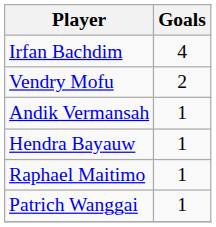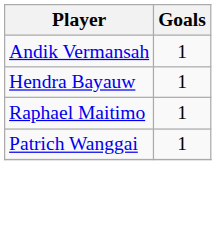- row: (66, 50)
- row: (61, 81)
